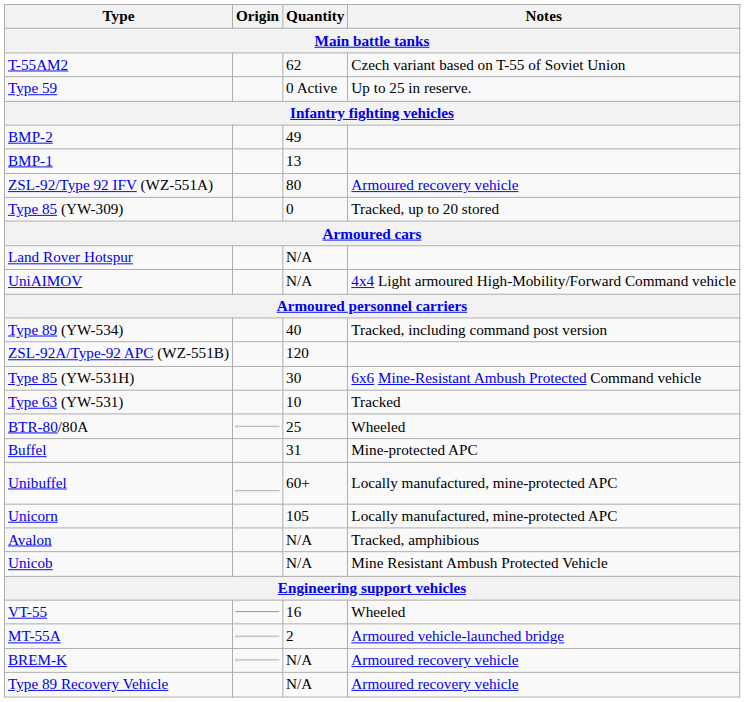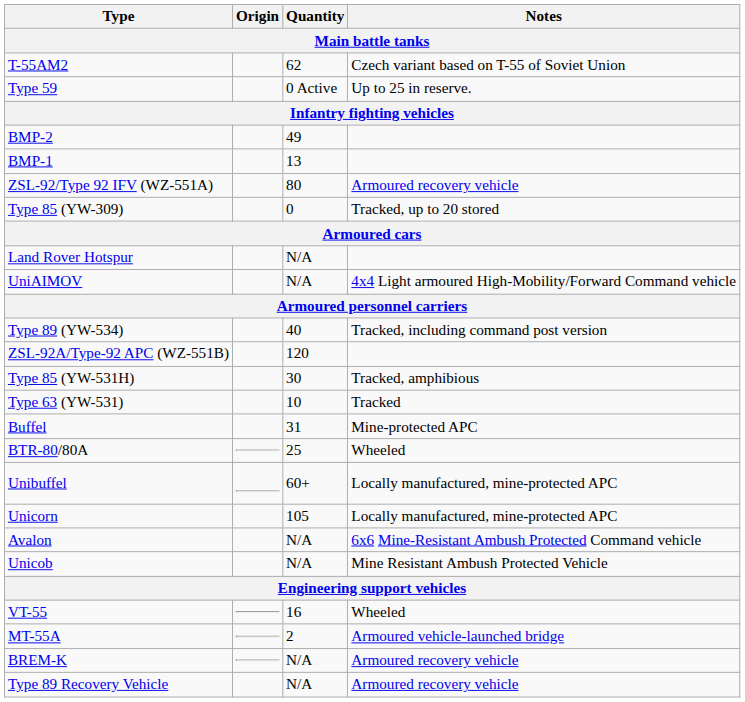(526, 378) 6x6 Mine-Resistant Ambush Protected Command vehicle -> (415, 378) Tracked, amphibious
rows swapped: (48, 426) <-> (27, 450)
(415, 539) Tracked, amphibious -> (526, 539) 6x6 Mine-Resistant Ambush Protected Command vehicle
